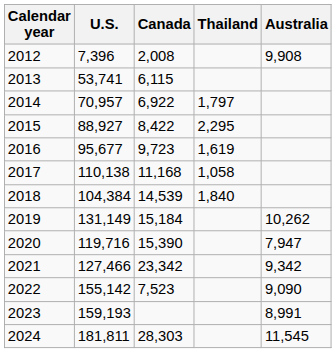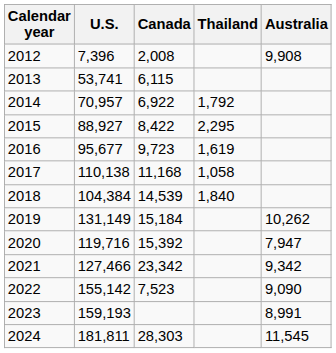(216, 102) 1,797 -> (216, 102) 1,792
(160, 242) 15,390 -> (160, 242) 15,392
